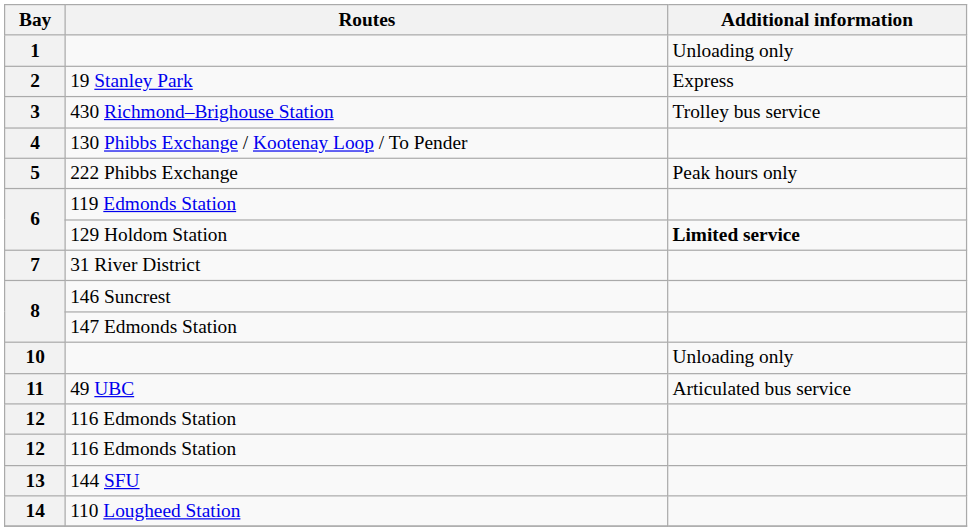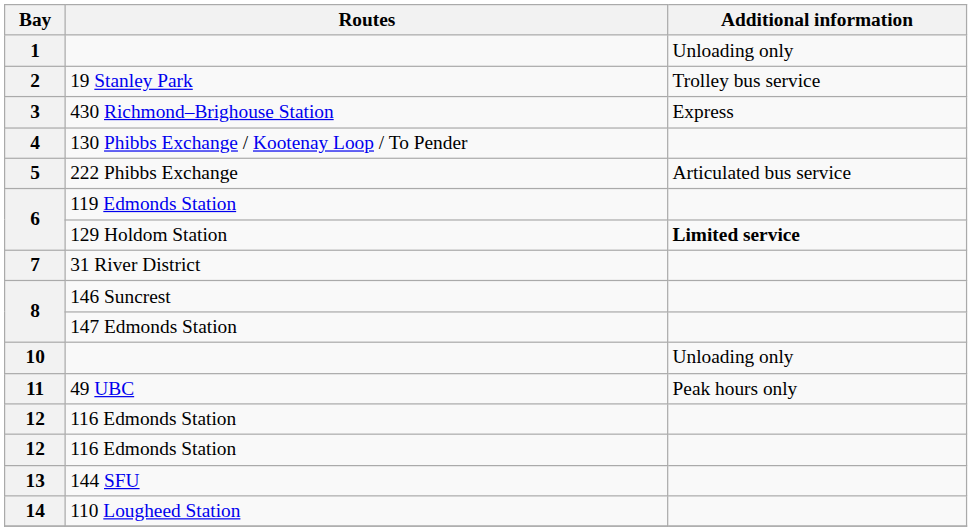(703, 81) Express -> (746, 81) Trolley bus service
(746, 111) Trolley bus service -> (703, 111) Express
(735, 173) Peak hours only -> (762, 173) Articulated bus service
(762, 388) Articulated bus service -> (735, 388) Peak hours only
